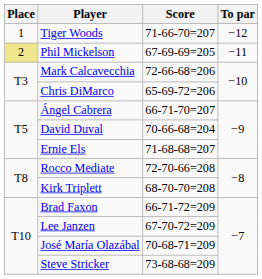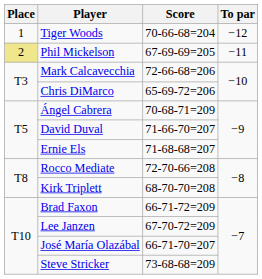(180, 33) 71-66-70=207 -> (180, 33) 70-66-68=204
(180, 110) 66-71-70=207 -> (180, 110) 70-68-71=209
(180, 129) 70-66-68=204 -> (180, 129) 71-66-70=207
(180, 245) 70-68-71=209 -> (180, 245) 66-71-70=207
